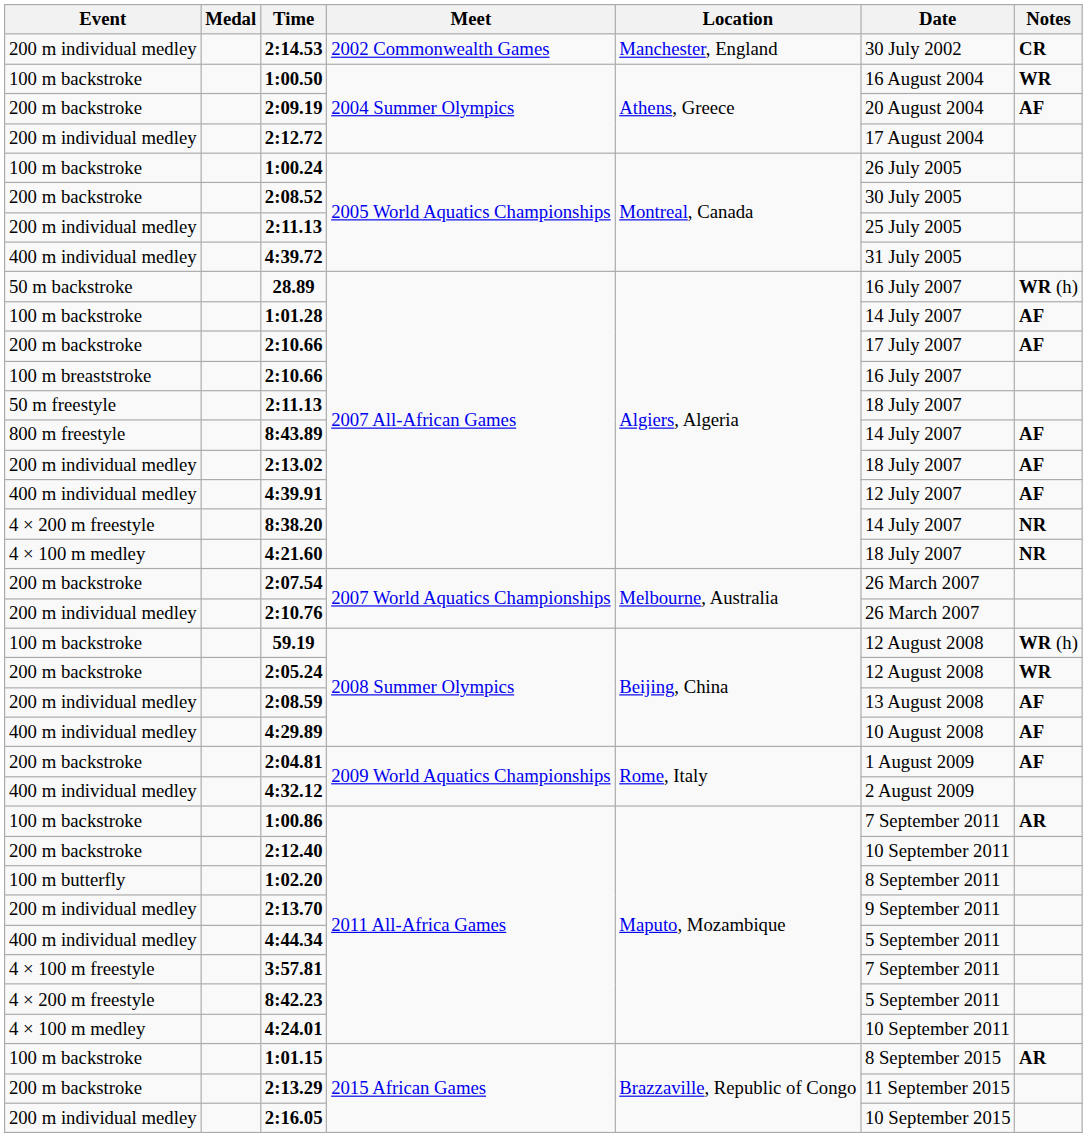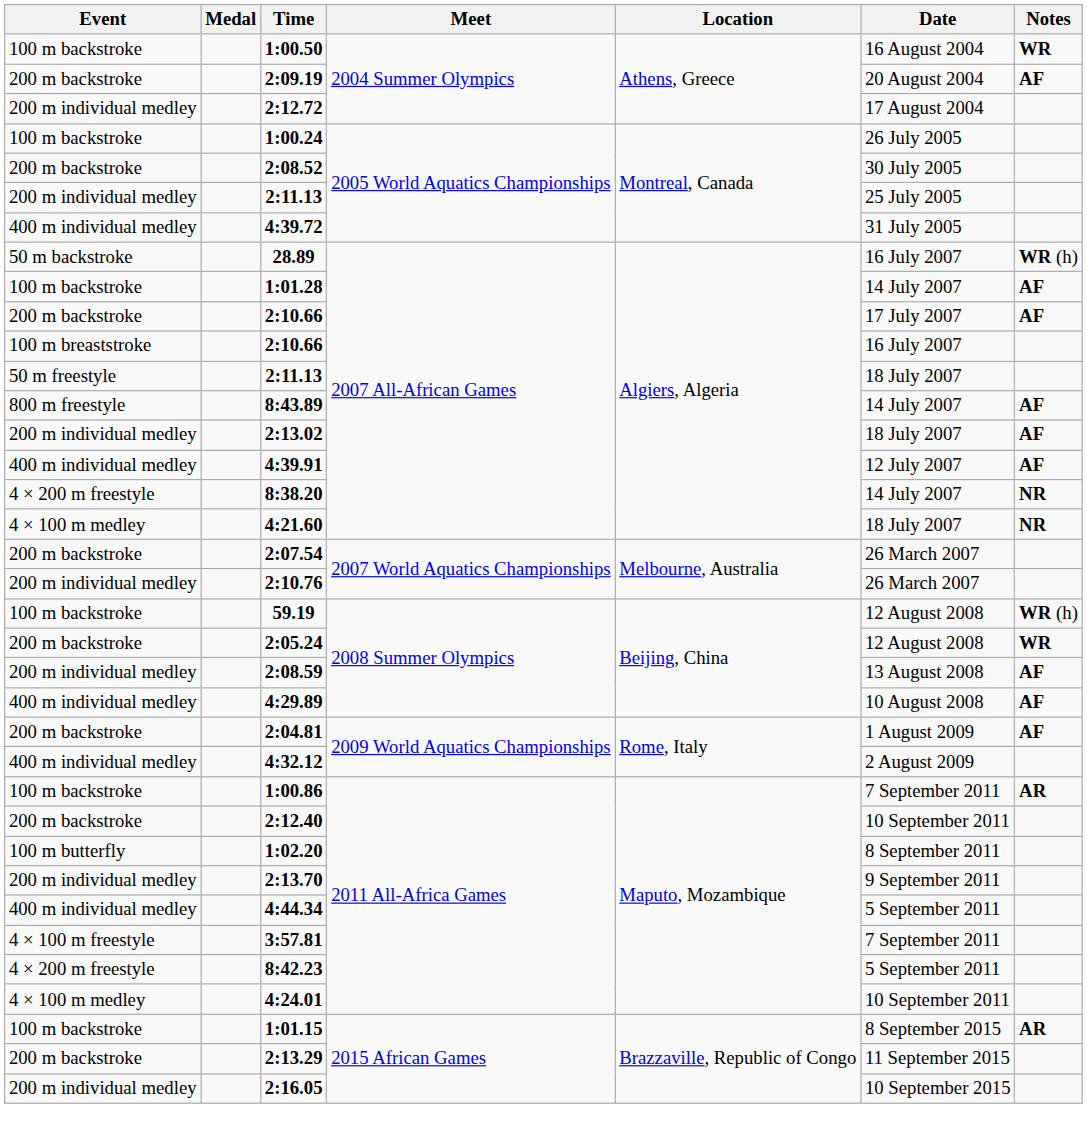- row: (103, 49)
